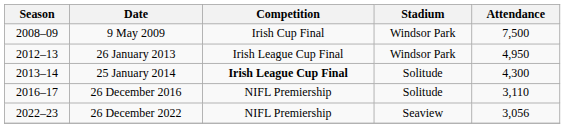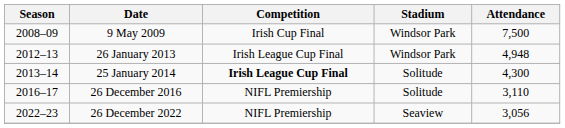(516, 53) 4,950 -> (516, 53) 4,948
